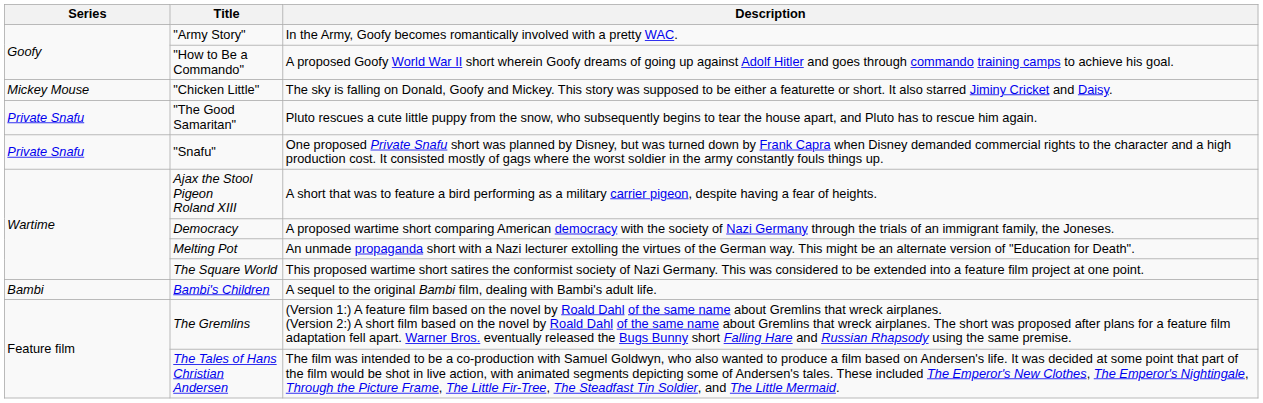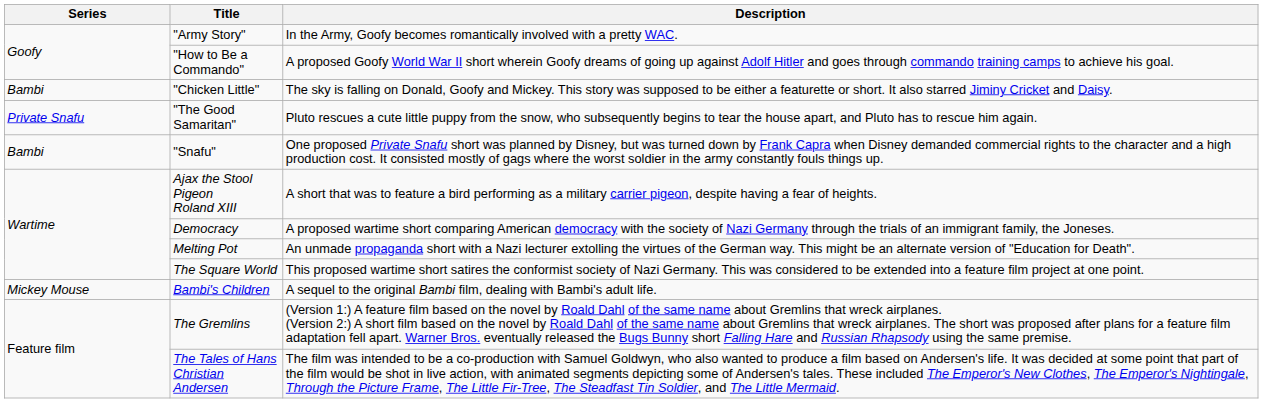(48, 89) Mickey Mouse -> (25, 89) Bambi
(46, 152) Private Snafu -> (25, 152) Bambi
(25, 289) Bambi -> (48, 289) Mickey Mouse
